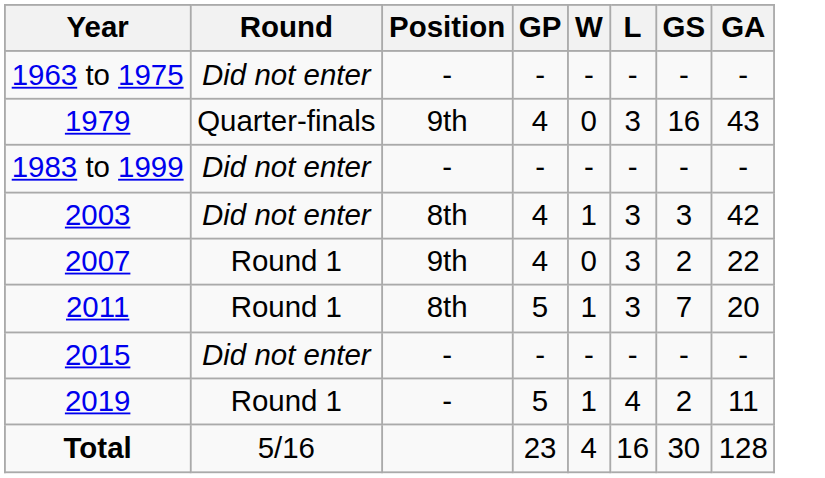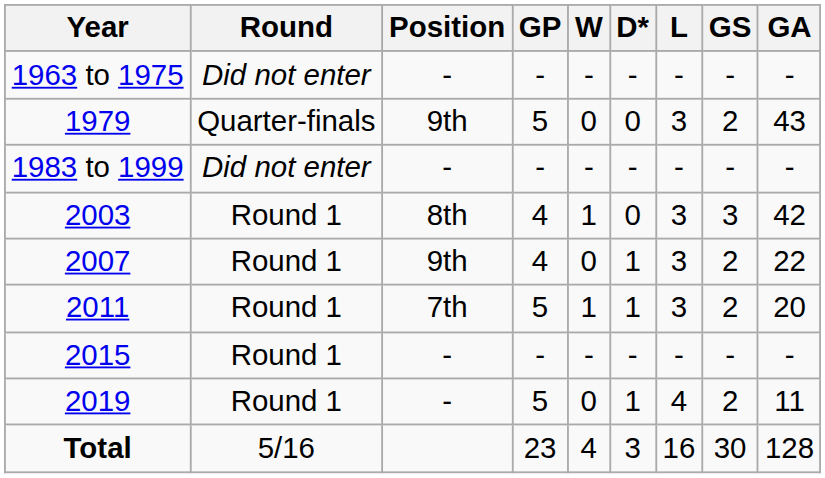+ column: (633, 27)
(540, 121) 4 -> (540, 121) 5
(684, 121) 16 -> (730, 121) 2
(286, 214) Did not enter -> (286, 214) Round 1
(447, 307) 8th -> (447, 307) 7th
(684, 307) 7 -> (730, 307) 2
(286, 354) Did not enter -> (286, 354) Round 1
(589, 401) 1 -> (589, 401) 0
